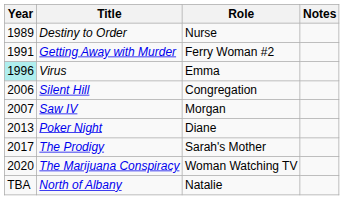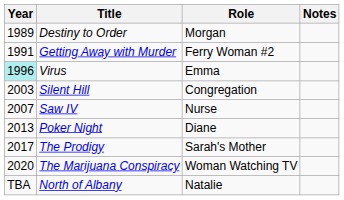(201, 33) Nurse -> (205, 33) Morgan
(20, 90) 2006 -> (20, 90) 2003
(205, 109) Morgan -> (201, 109) Nurse
